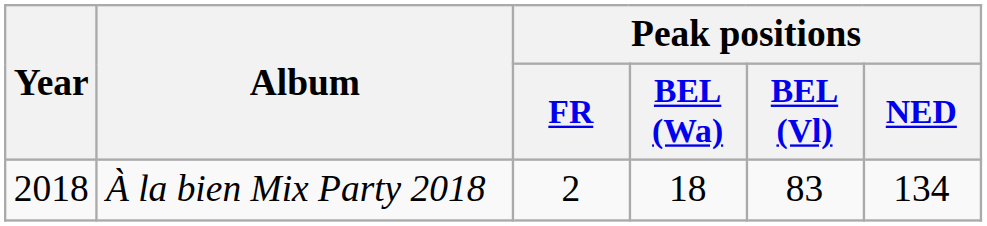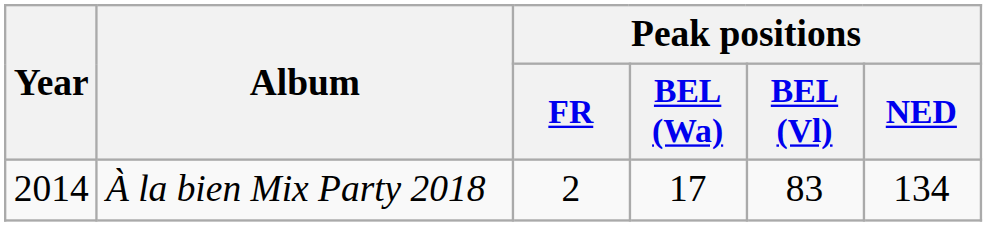(51, 188) 2018 -> (51, 188) 2014
(688, 188) 18 -> (688, 188) 17
